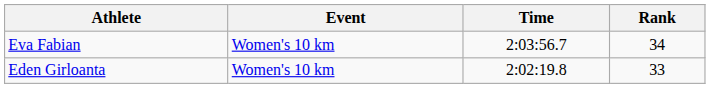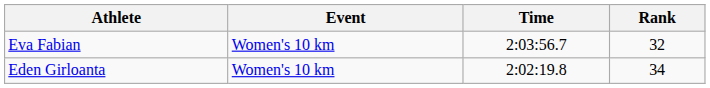(657, 44) 34 -> (657, 44) 32
(657, 70) 33 -> (657, 70) 34
